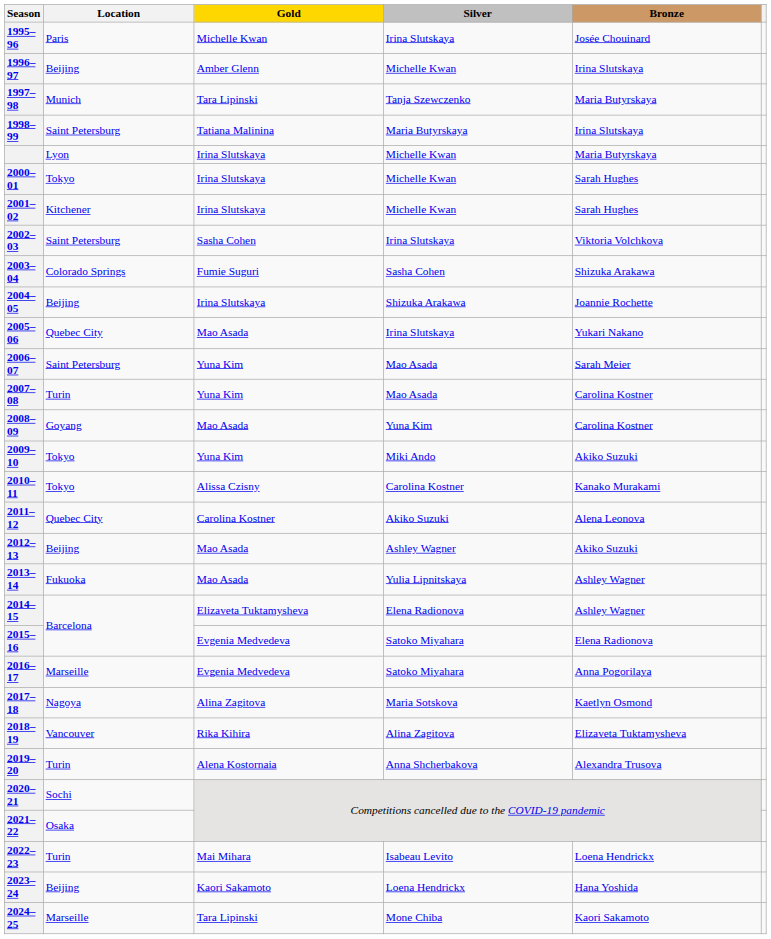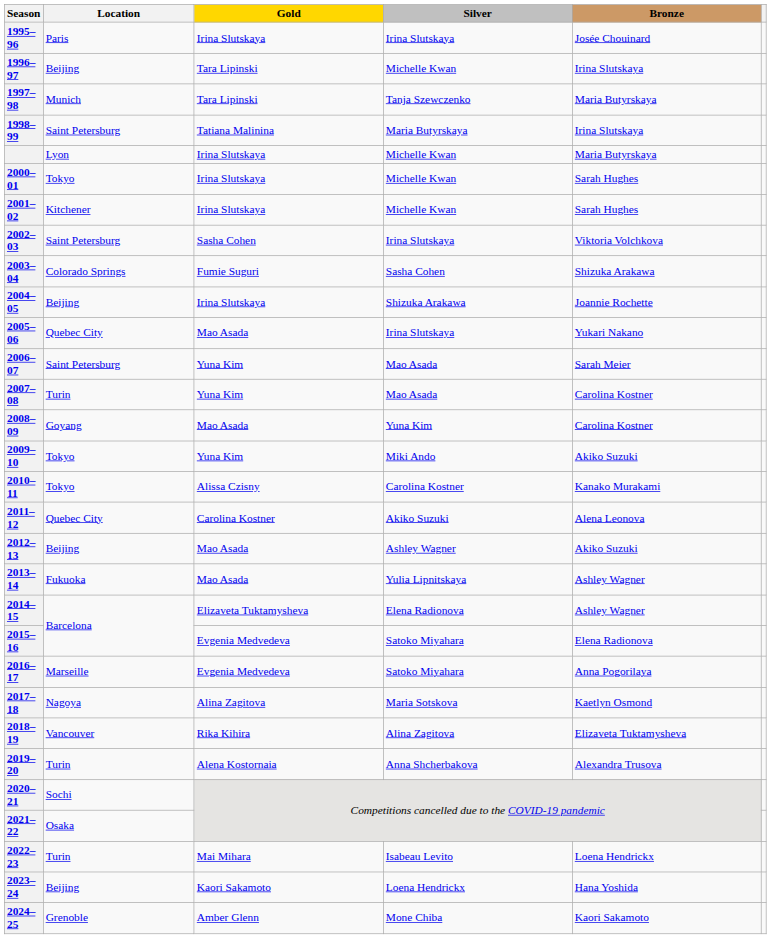(232, 37) Michelle Kwan -> (231, 37) Irina Slutskaya
(228, 68) Amber Glenn -> (227, 68) Tara Lipinski
(67, 918) Marseille -> (67, 918) Grenoble
(227, 918) Tara Lipinski -> (228, 918) Amber Glenn
